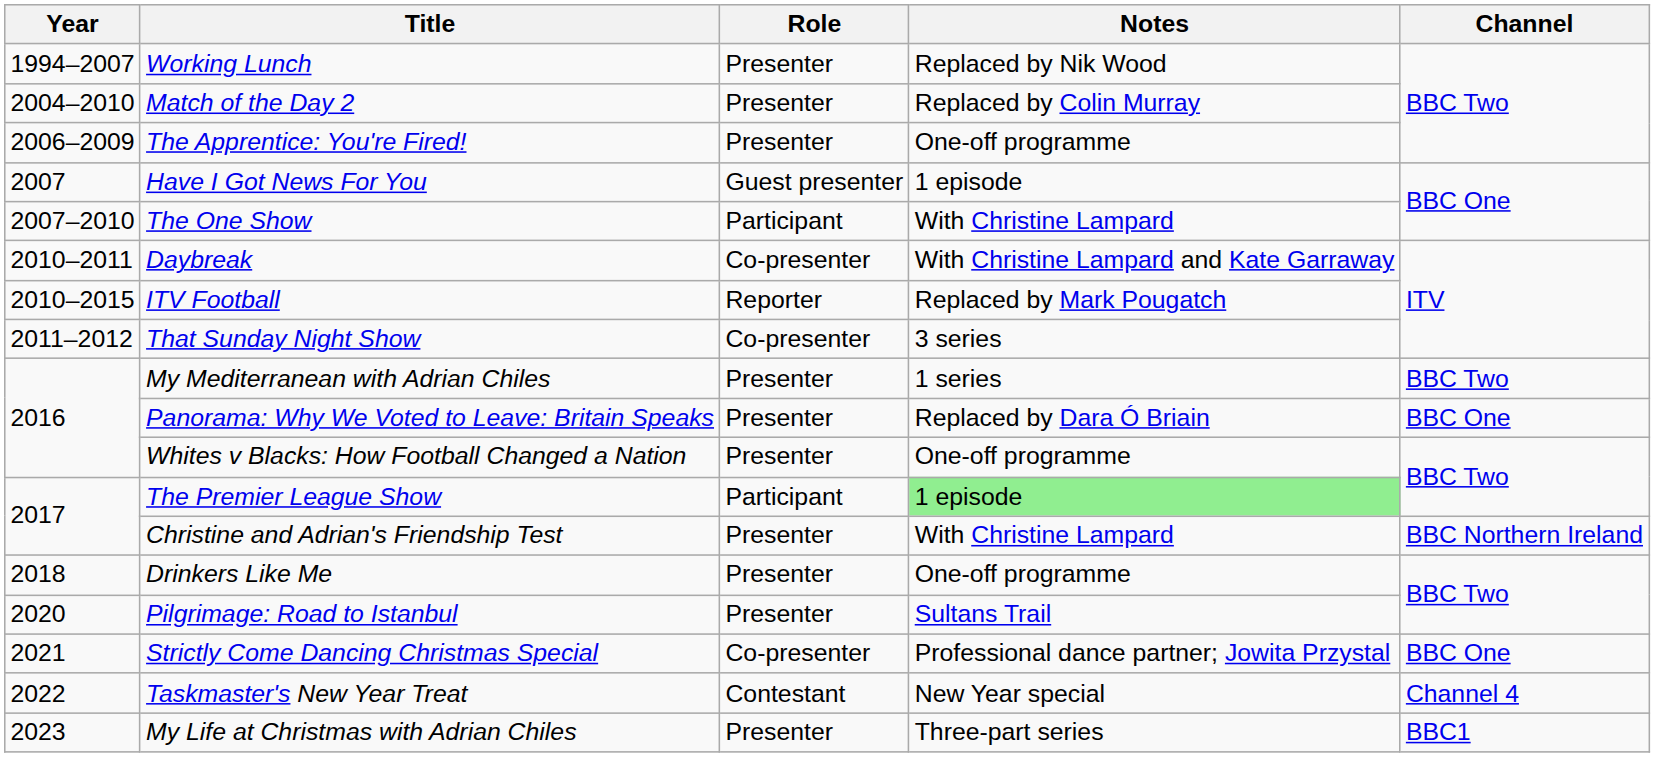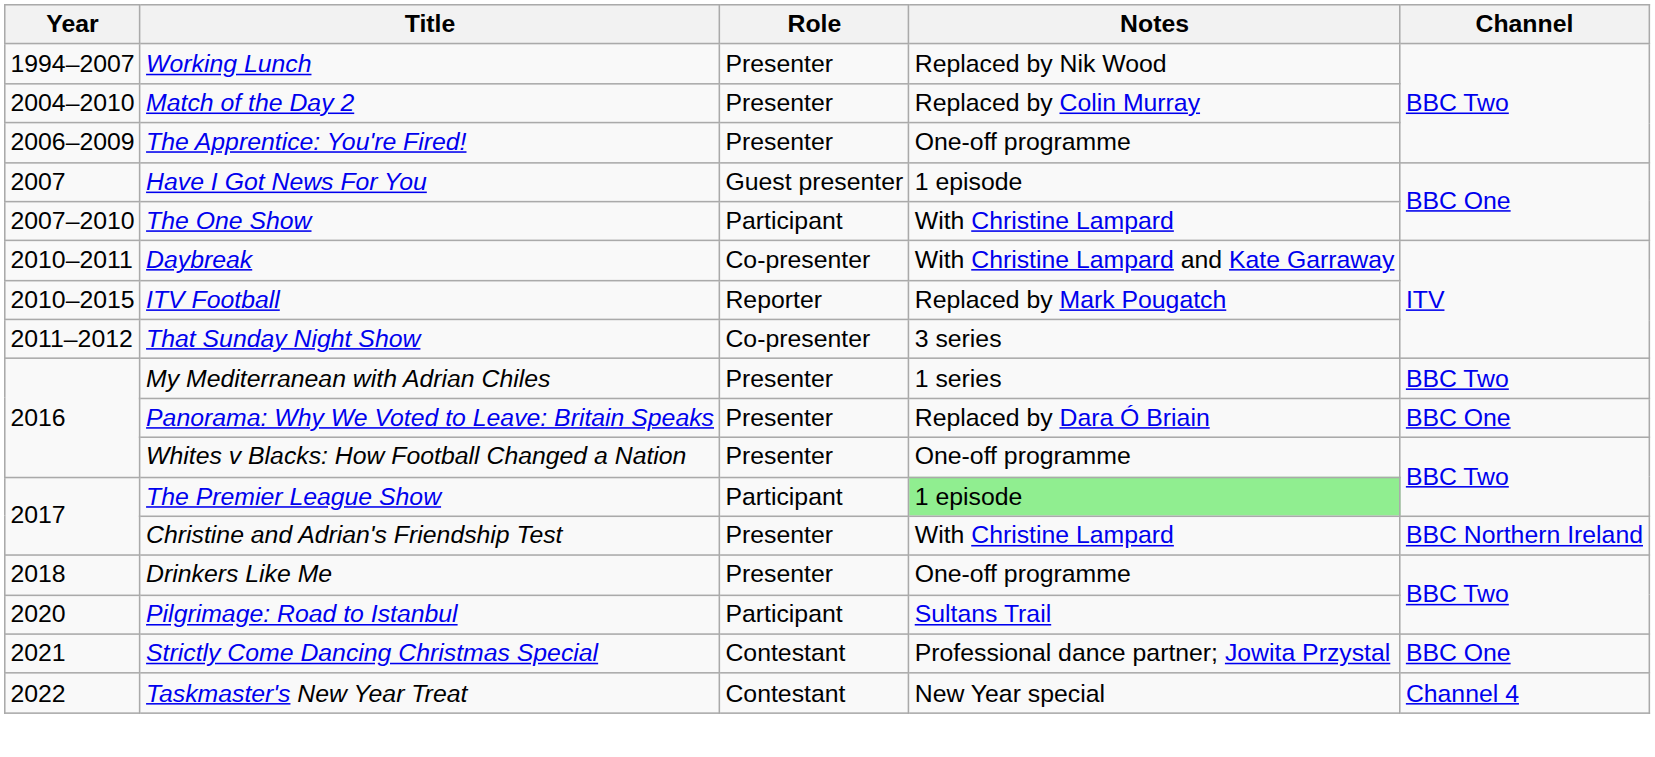(779, 614) Presenter -> (784, 614) Participant
(798, 653) Co-presenter -> (785, 653) Contestant
- row: (361, 732)
